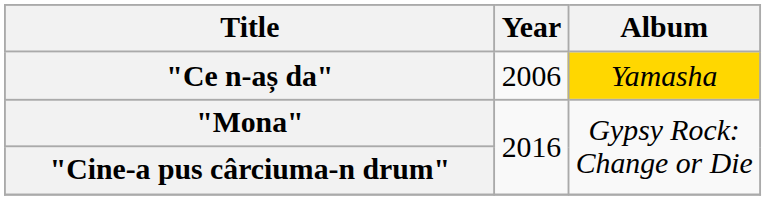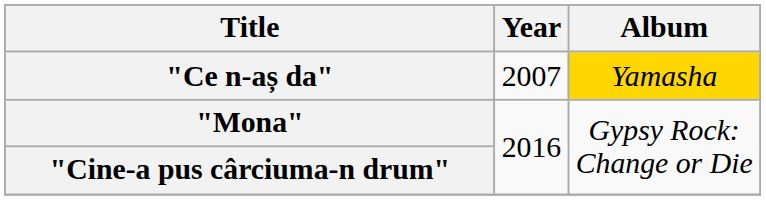(531, 75) 2006 -> (531, 75) 2007
